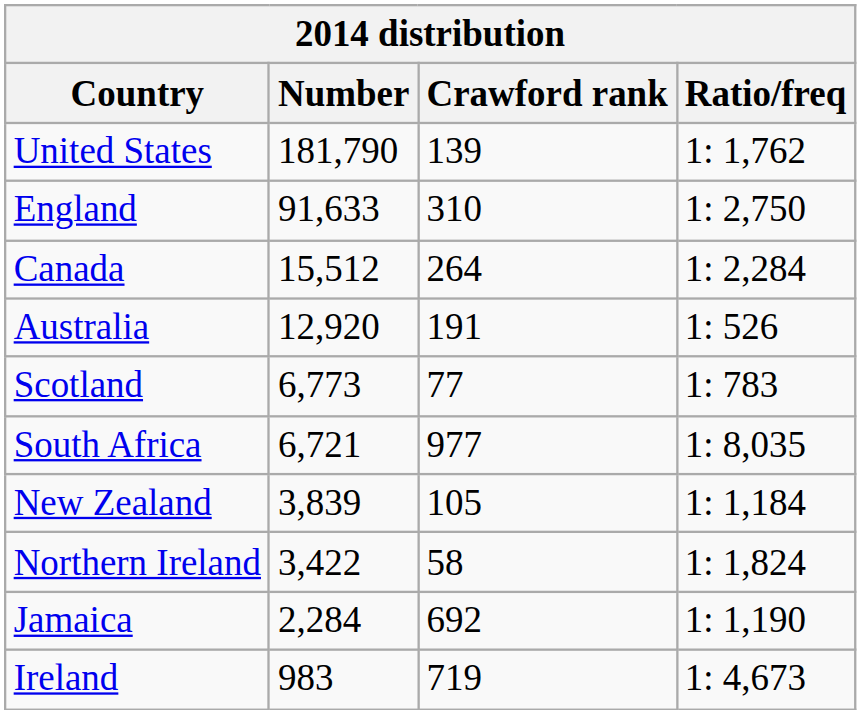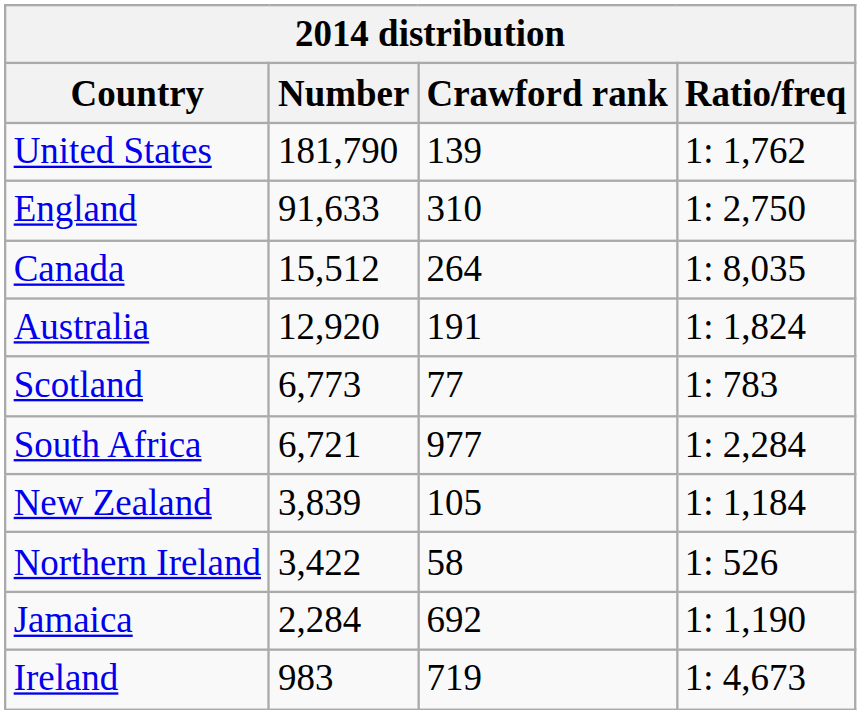(745, 268) 1: 2,284 -> (745, 268) 1: 8,035
(731, 326) 1: 526 -> (745, 326) 1: 1,824
(745, 444) 1: 8,035 -> (745, 444) 1: 2,284
(745, 561) 1: 1,824 -> (731, 561) 1: 526
